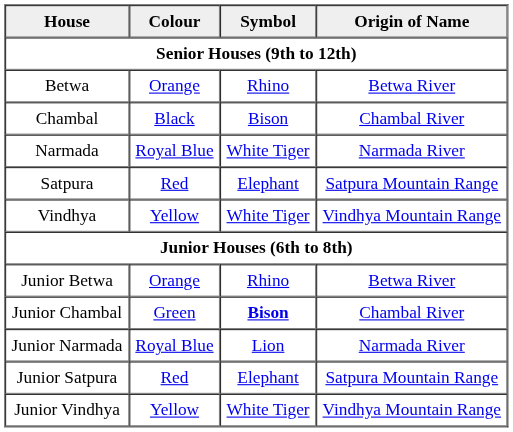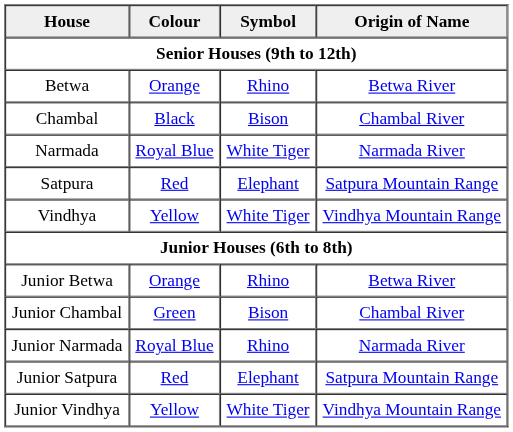(268, 312) bold -> (268, 312) normal
(268, 345) Lion -> (268, 345) Rhino
